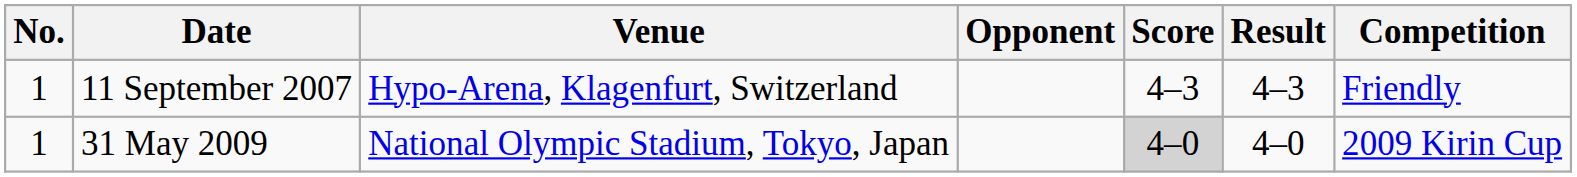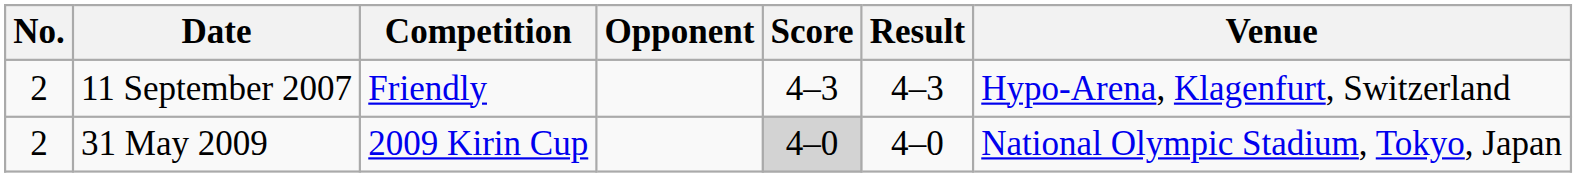columns swapped: (659, 32) <-> (1452, 32)
(39, 87) 1 -> (39, 87) 2
(39, 143) 1 -> (39, 143) 2
